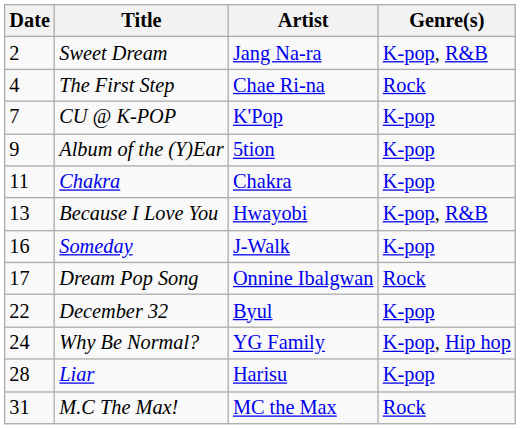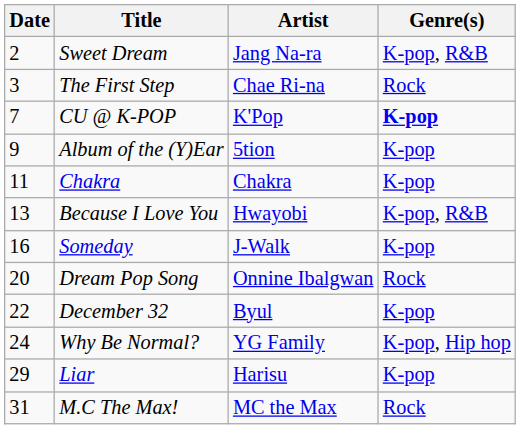(14, 85) 4 -> (14, 85) 3
(409, 117) normal -> (410, 117) bold
(19, 278) 17 -> (19, 278) 20
(19, 375) 28 -> (19, 375) 29
